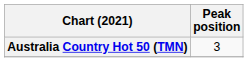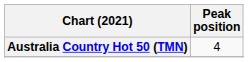(217, 47) 3 -> (217, 47) 4
